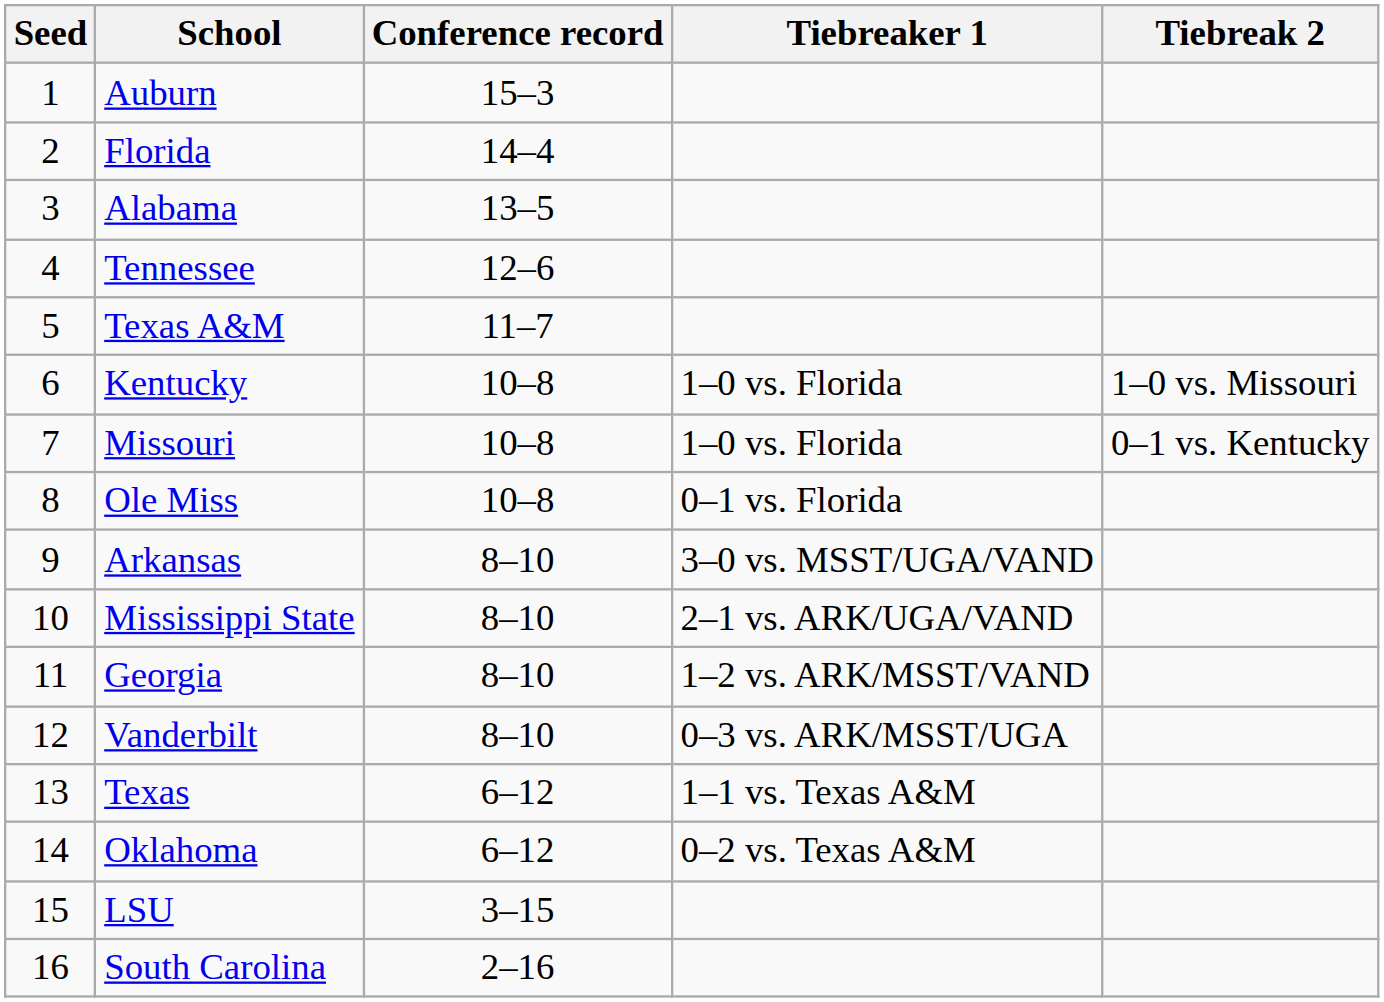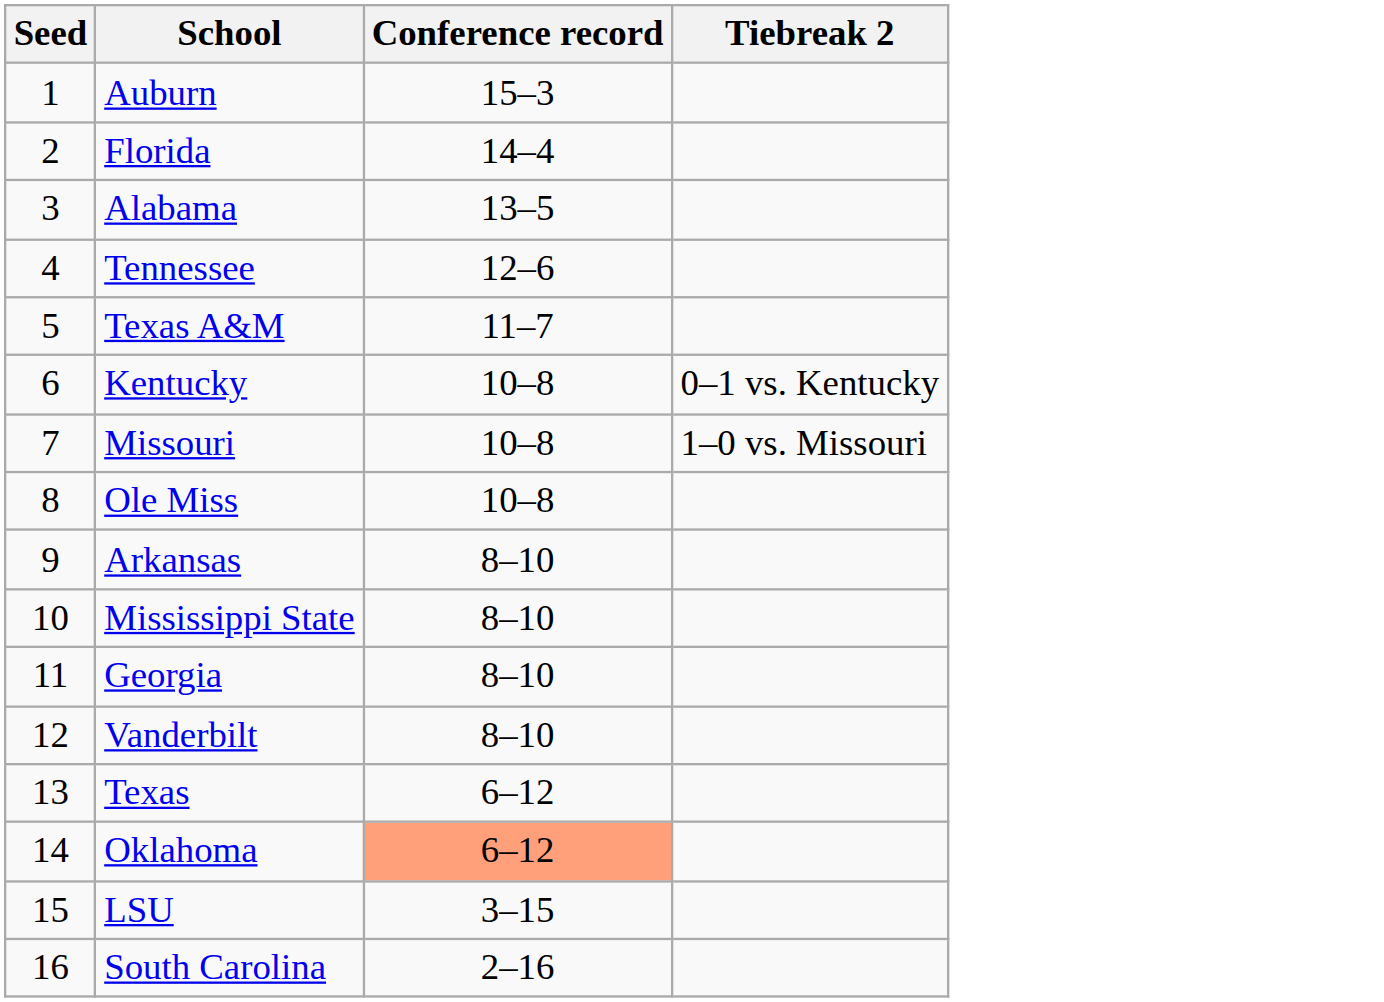- column: (887, 33)
(1234, 383) 1–0 vs. Missouri -> (810, 383) 0–1 vs. Kentucky
(1240, 442) 0–1 vs. Kentucky -> (804, 442) 1–0 vs. Missouri
(518, 850) no background -> (518, 850) lightsalmon background
